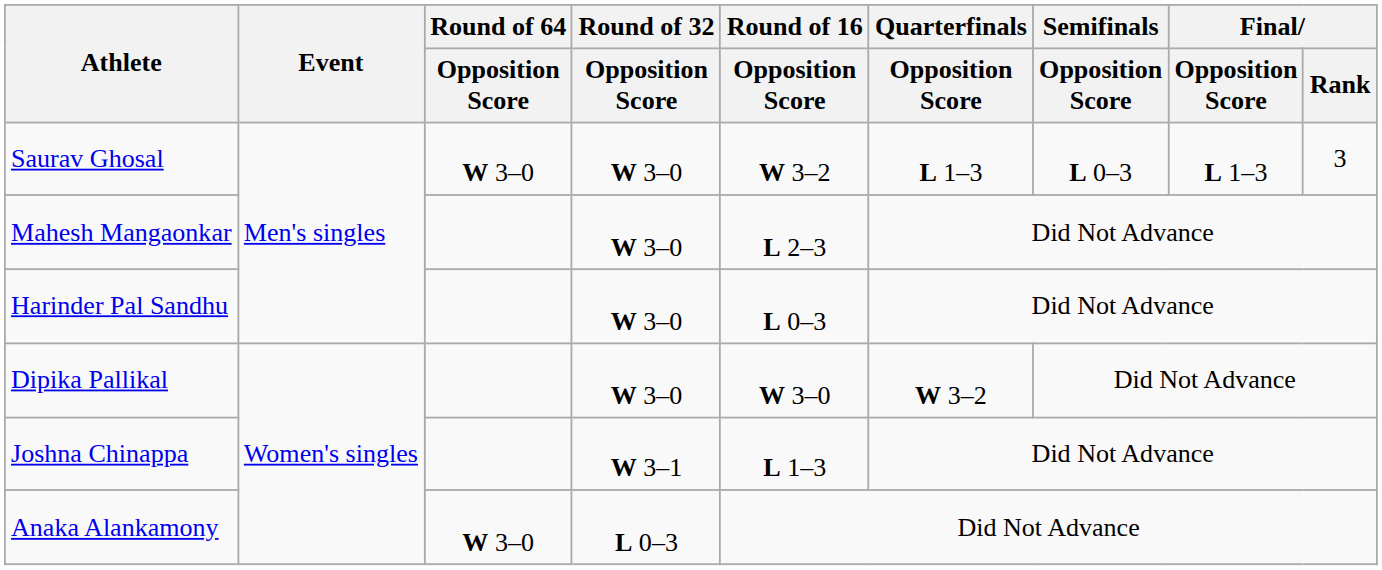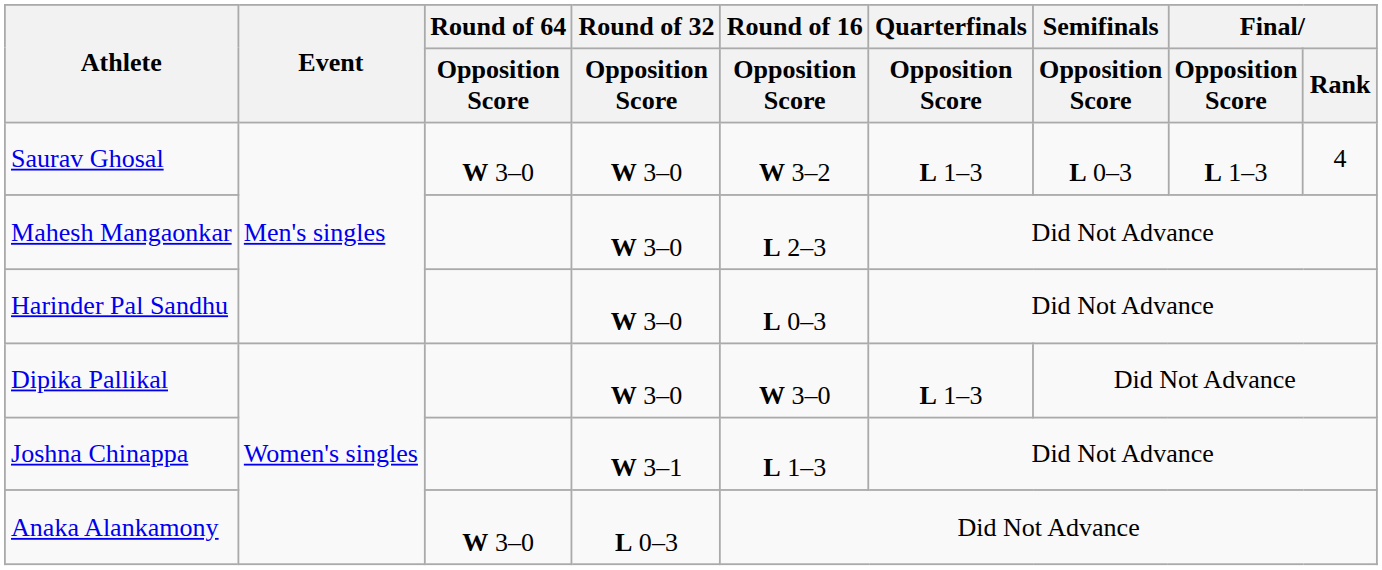(1340, 158) 3 -> (1340, 158) 4
(951, 395) W 3–2 -> (951, 395) L 1–3
